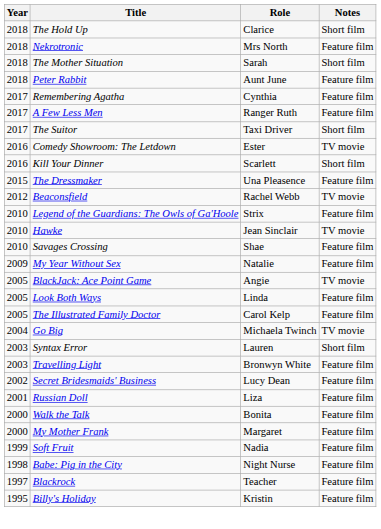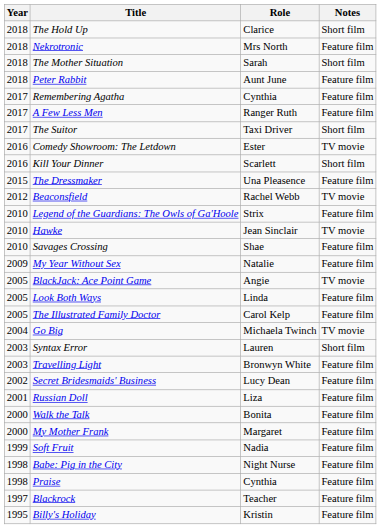+ row: (47, 481)
